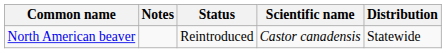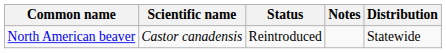columns swapped: (310, 15) <-> (158, 15)
